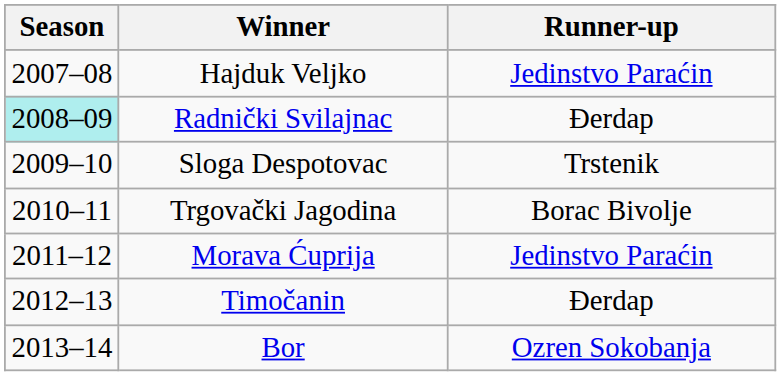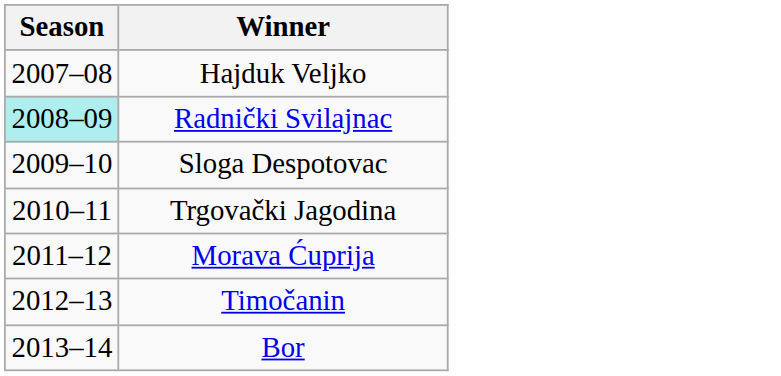- column: (611, 27)
